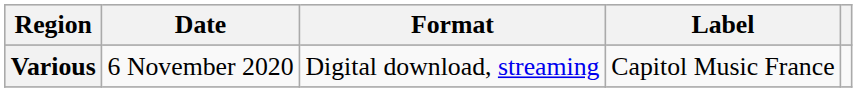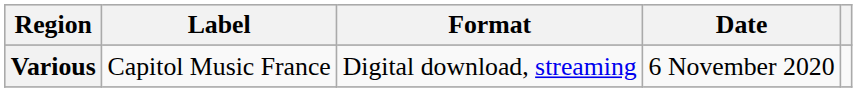columns swapped: (201, 24) <-> (723, 24)
